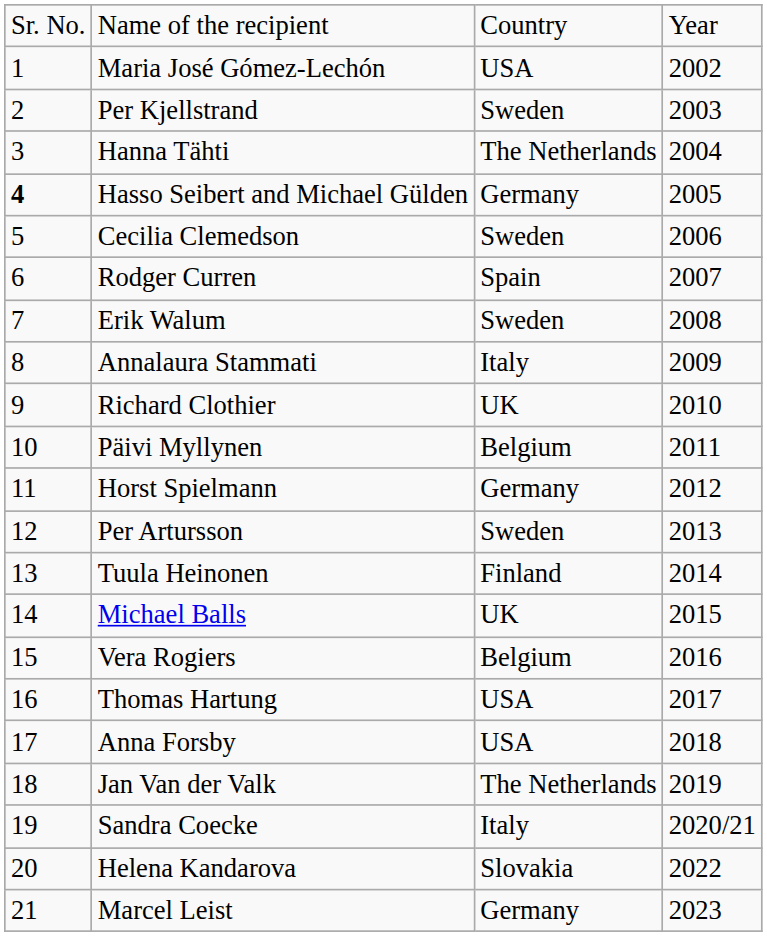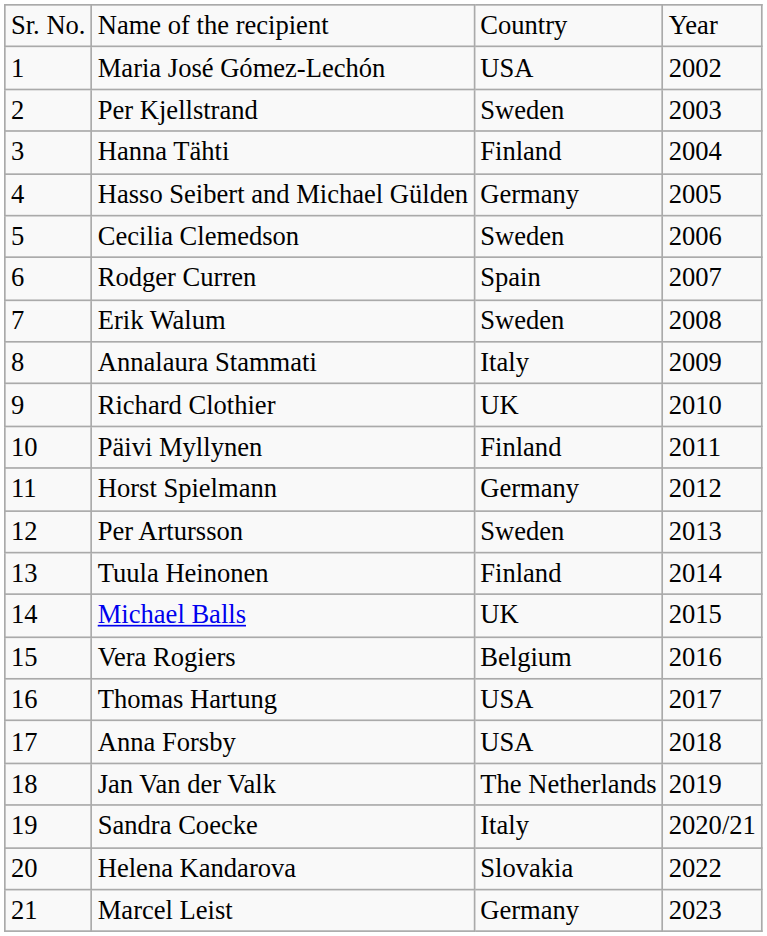(568, 151) The Netherlands -> (521, 151) Finland
(18, 194) bold -> (18, 194) normal
(526, 446) Belgium -> (521, 446) Finland
